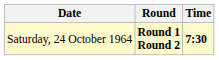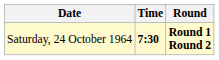columns swapped: (198, 13) <-> (159, 13)
